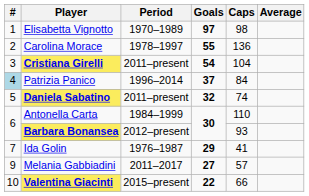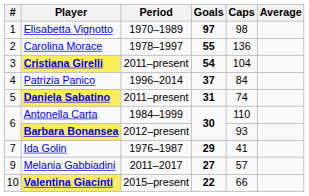(13, 81) lightblue background -> (13, 81) no background
(209, 98) 32 -> (209, 98) 31
